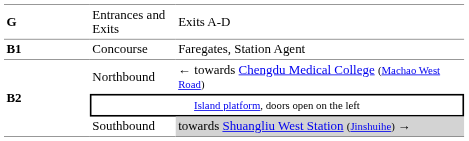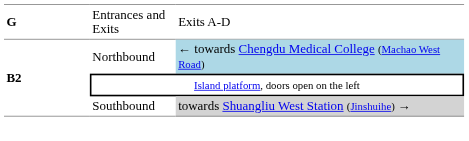- row: (120, 49)
(309, 76) no background -> (309, 56) lightblue background
